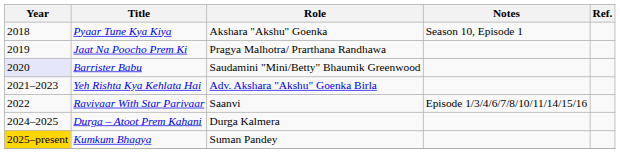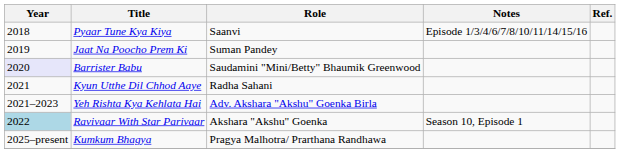(269, 31) Akshara "Akshu" Goenka -> (225, 31) Saanvi
(474, 31) Season 10, Episode 1 -> (506, 31) Episode 1/3/4/6/7/8/10/11/14/15/16
(298, 49) Pragya Malhotra/ Prarthana Randhawa -> (244, 49) Suman Pandey
+ row: (137, 85)
(18, 103) no background -> (18, 121) lightblue background
(225, 103) Saanvi -> (269, 121) Akshara "Akshu" Goenka
(506, 103) Episode 1/3/4/6/7/8/10/11/14/15/16 -> (474, 121) Season 10, Episode 1
- row: (138, 121)
(38, 139) gold background -> (38, 139) no background
(244, 139) Suman Pandey -> (298, 139) Pragya Malhotra/ Prarthana Randhawa
